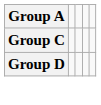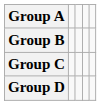+ row: (36, 40)
